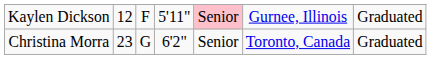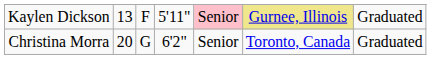(125, 16) 12 -> (125, 16) 13
(298, 16) no background -> (298, 16) khaki background
(125, 41) 23 -> (125, 41) 20
